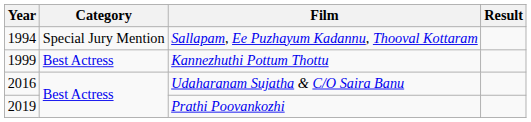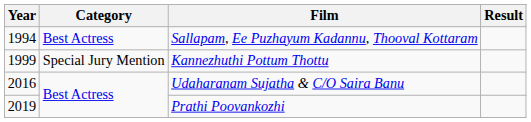(104, 38) Special Jury Mention -> (78, 38) Best Actress
(78, 60) Best Actress -> (104, 60) Special Jury Mention
